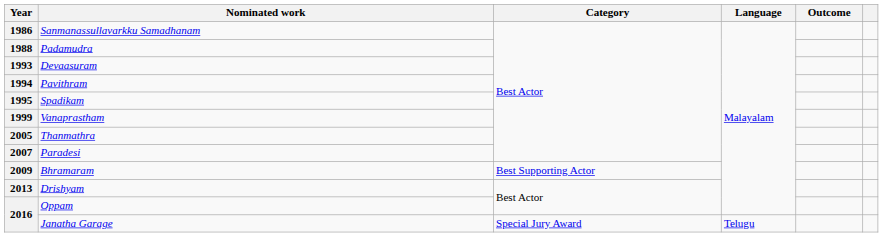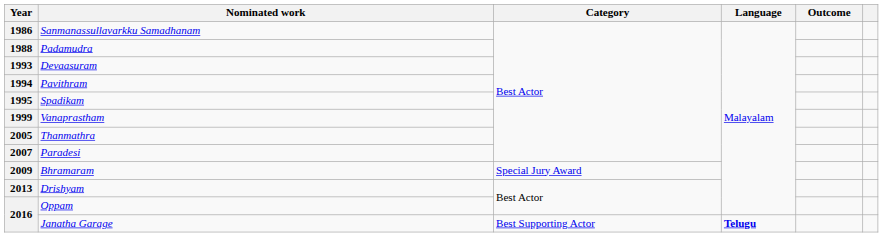(545, 170) Best Supporting Actor -> (539, 170) Special Jury Award
(539, 223) Special Jury Award -> (545, 223) Best Supporting Actor
(739, 223) normal -> (740, 223) bold
